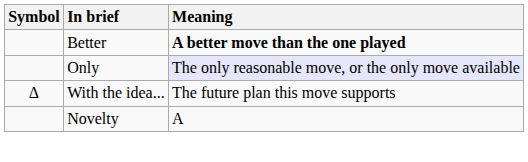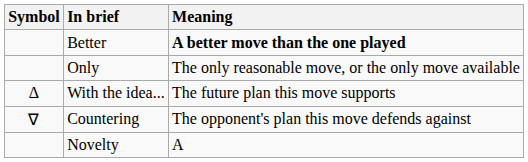(346, 67) lavender background -> (346, 67) no background
+ row: (103, 118)
